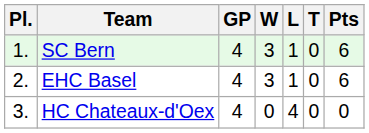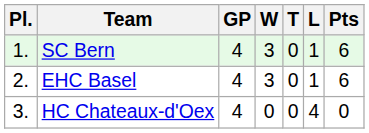columns swapped: (314, 19) <-> (293, 19)
